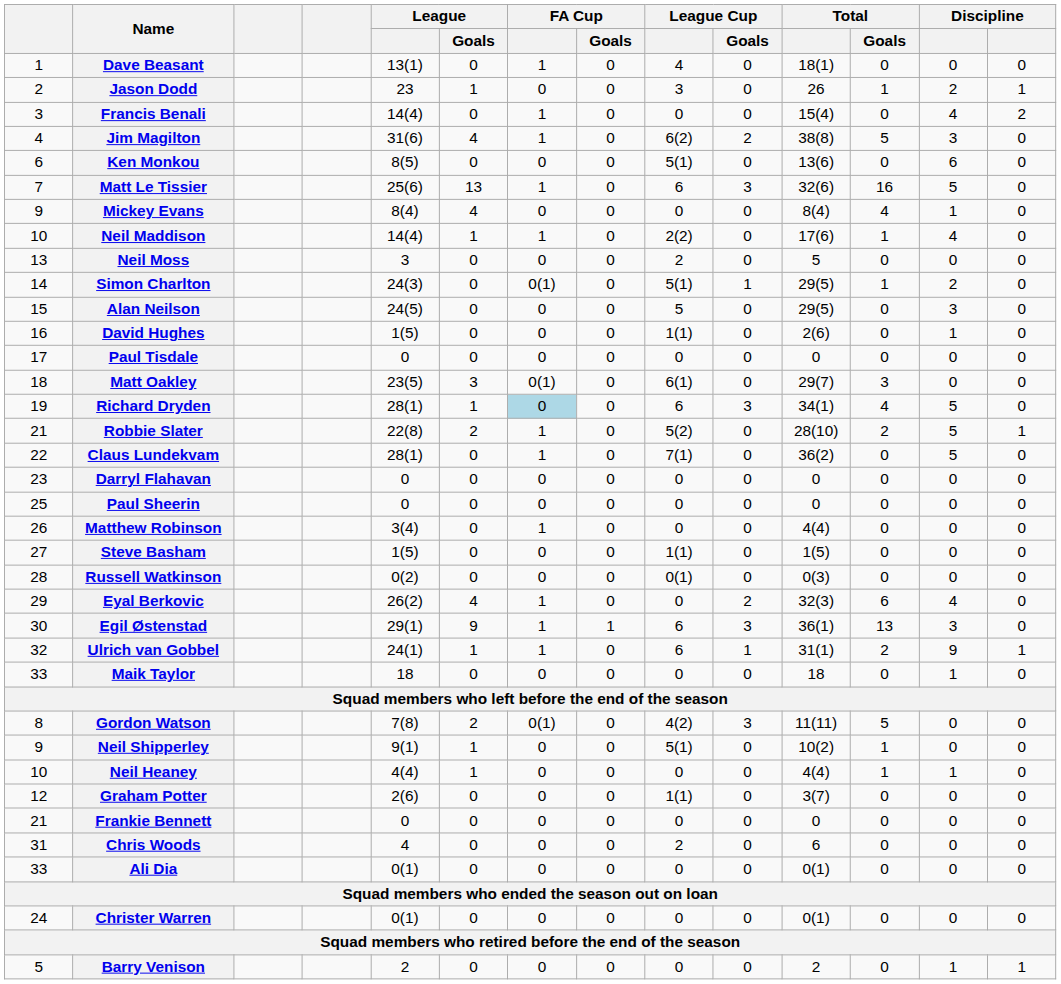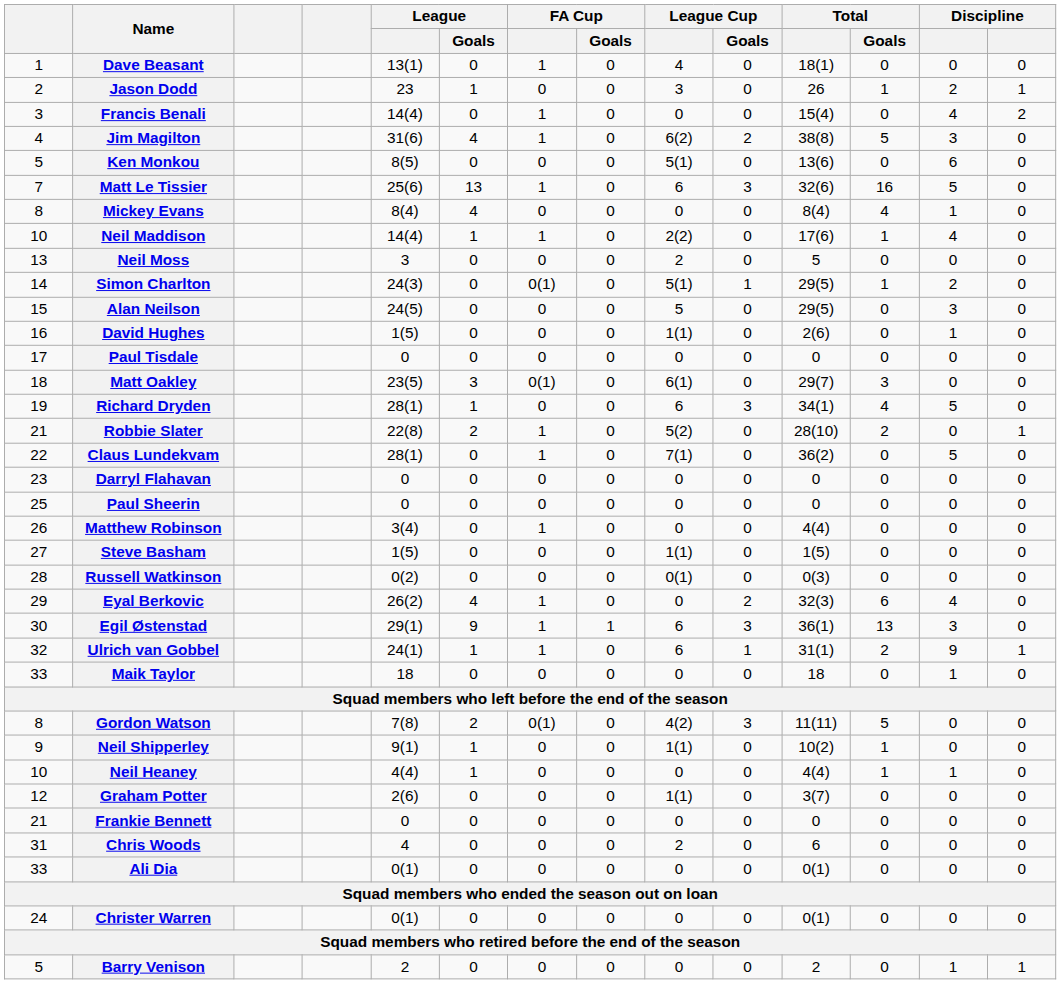(39, 162) 6 -> (39, 162) 5
(39, 211) 9 -> (39, 211) 8
(542, 406) lightblue background -> (542, 406) no background
(953, 430) 5 -> (953, 430) 0
(679, 747) 5(1) -> (679, 747) 1(1)
